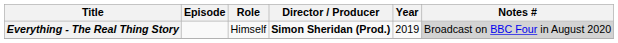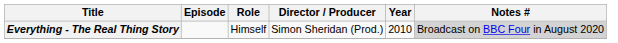(331, 30) bold -> (327, 30) normal
(407, 30) 2019 -> (400, 30) 2010
